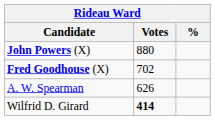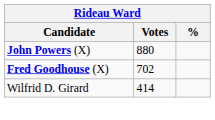- row: (45, 87)
(145, 106) bold -> (145, 87) normal
